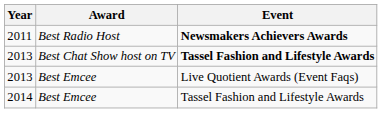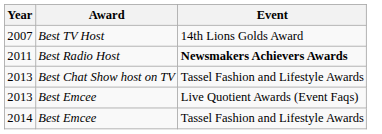+ row: (20, 35)
(278, 56) bold -> (272, 77) normal
